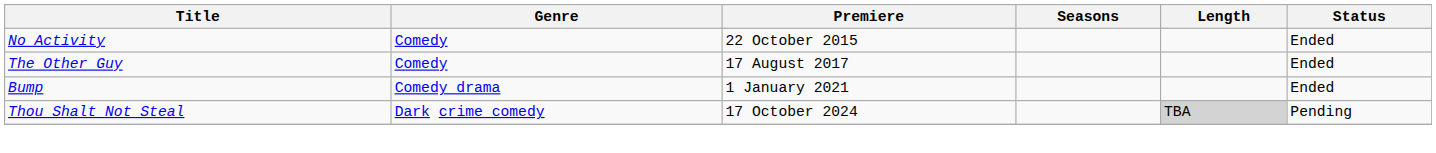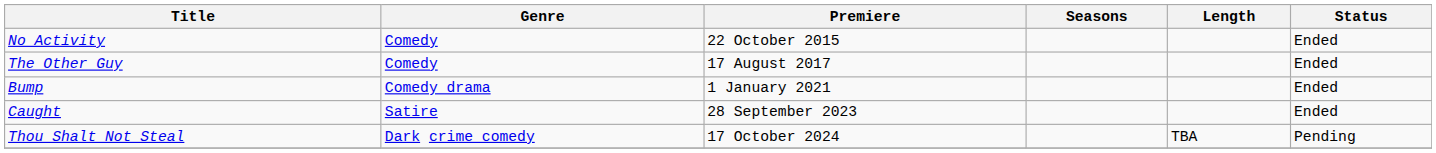+ row: (35, 112)
(1177, 112) lightgrey background -> (1184, 136) no background
